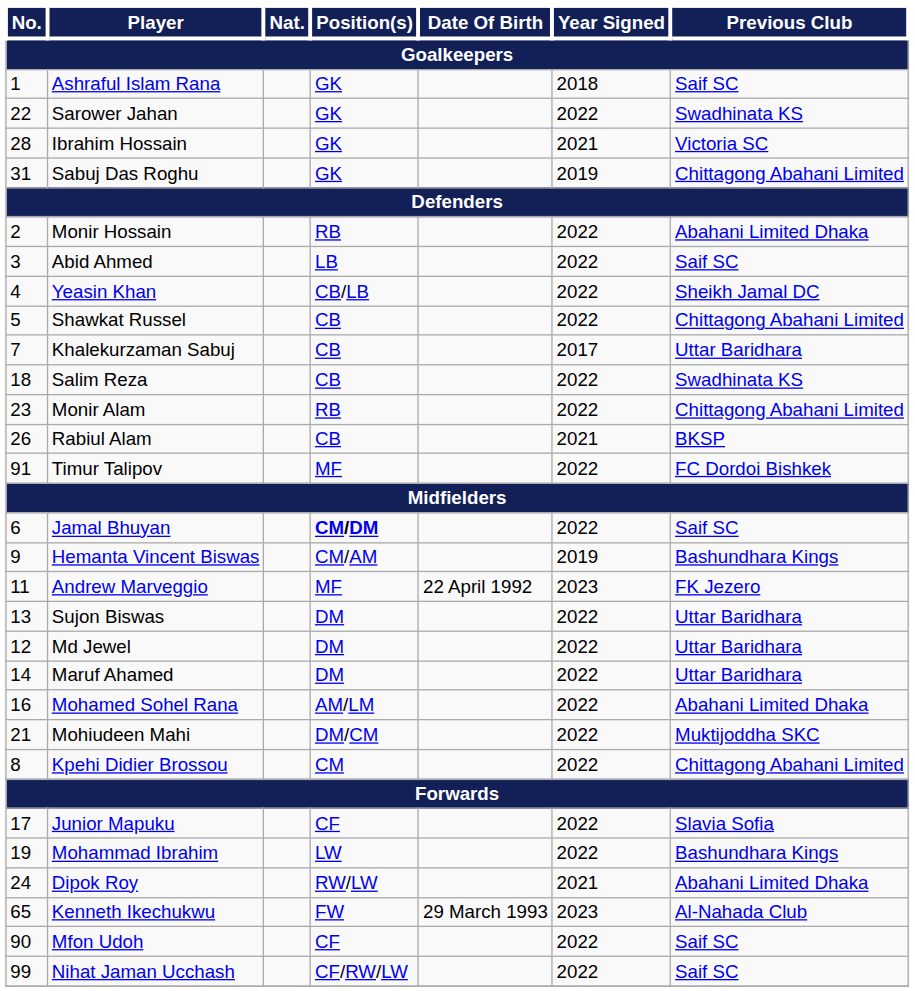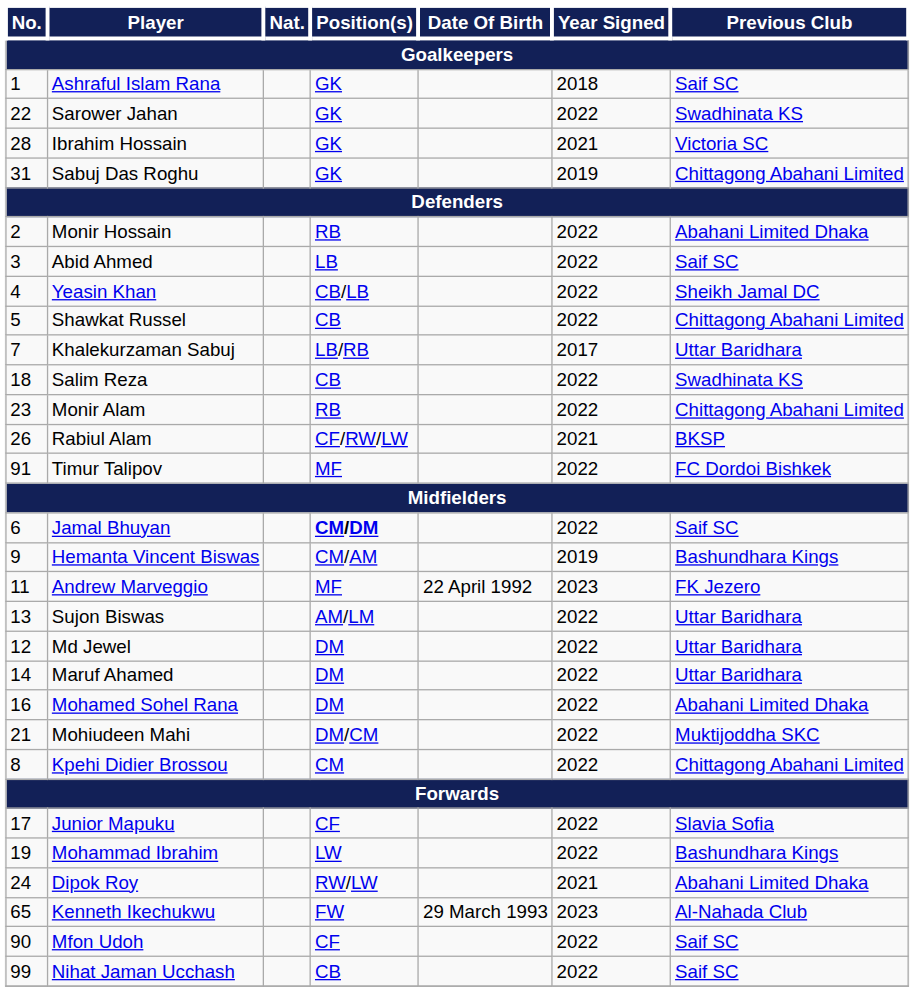(328, 350) CB -> (342, 350) LB/RB
(328, 439) CB -> (361, 439) CF/RW/LW
(330, 617) DM -> (345, 617) AM/LM
(345, 705) AM/LM -> (330, 705) DM
(361, 971) CF/RW/LW -> (328, 971) CB
